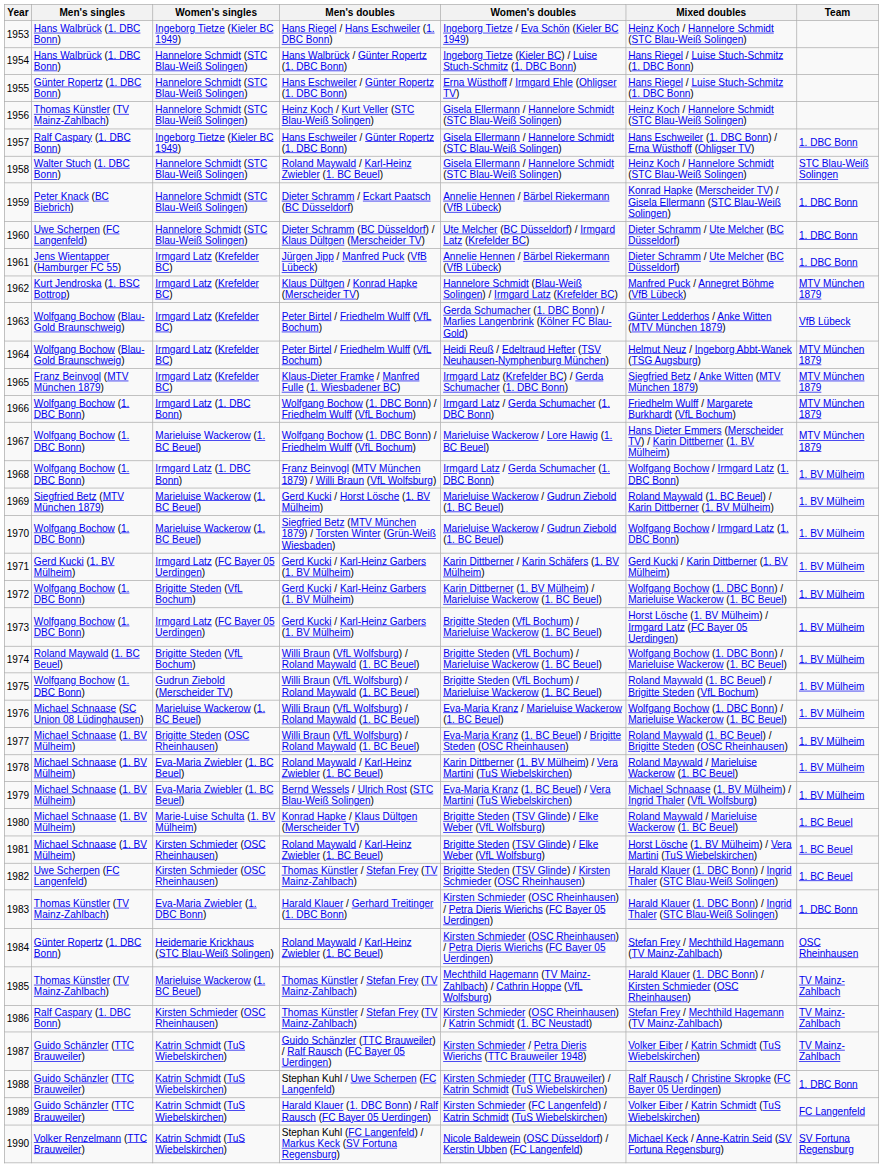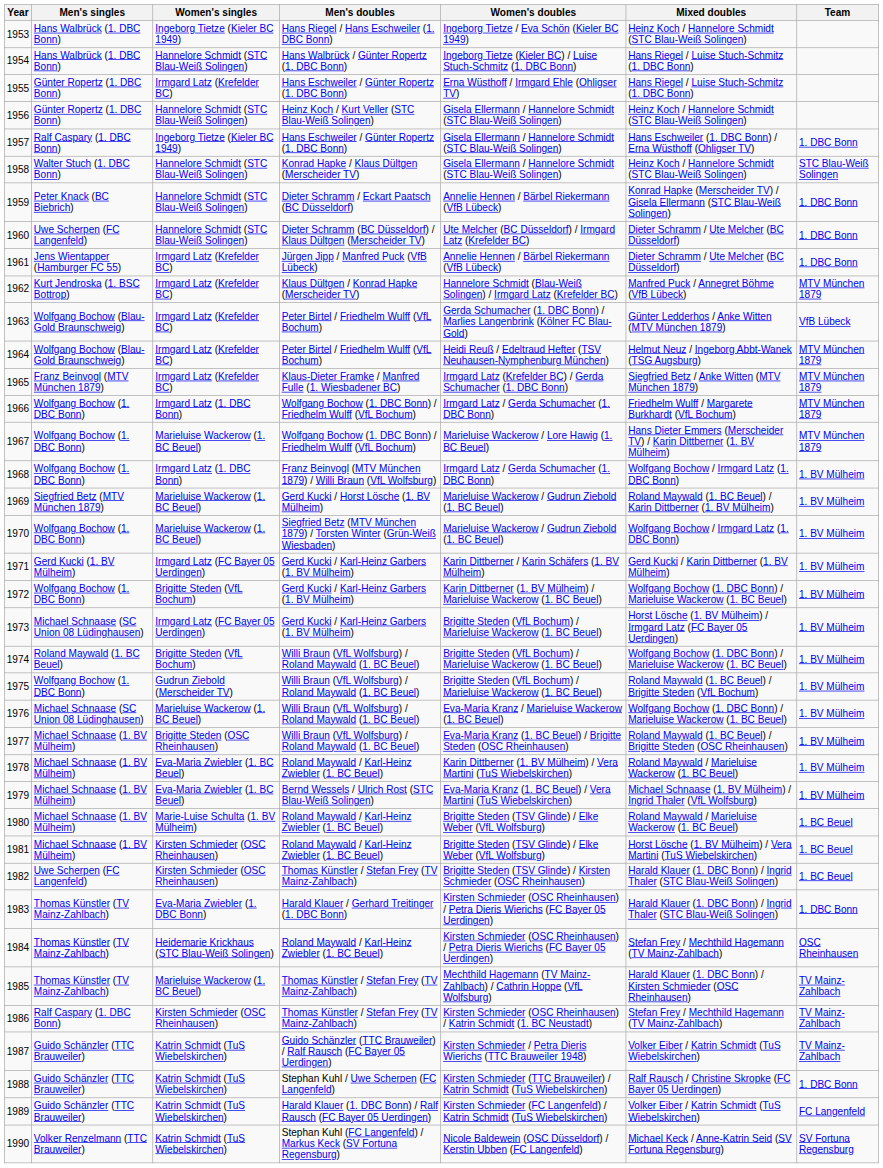(211, 88) Hannelore Schmidt (STC Blau-Weiß Solingen) -> (207, 88) Irmgard Latz (Krefelder BC)
(81, 116) Thomas Künstler (TV Mainz-Zahlbach) -> (88, 116) Günter Ropertz (1. DBC Bonn)
(347, 170) Roland Maywald / Karl-Heinz Zwiebler (1. BC Beuel) -> (349, 170) Konrad Hapke / Klaus Dültgen (Merscheider TV)
(82, 627) Wolfgang Bochow (1. DBC Bonn) -> (89, 627) Michael Schnaase (SC Union 08 Lüdinghausen)
(349, 823) Konrad Hapke / Klaus Dültgen (Merscheider TV) -> (347, 823) Roland Maywald / Karl-Heinz Zwiebler (1. BC Beuel)
(88, 948) Günter Ropertz (1. DBC Bonn) -> (81, 948) Thomas Künstler (TV Mainz-Zahlbach)
